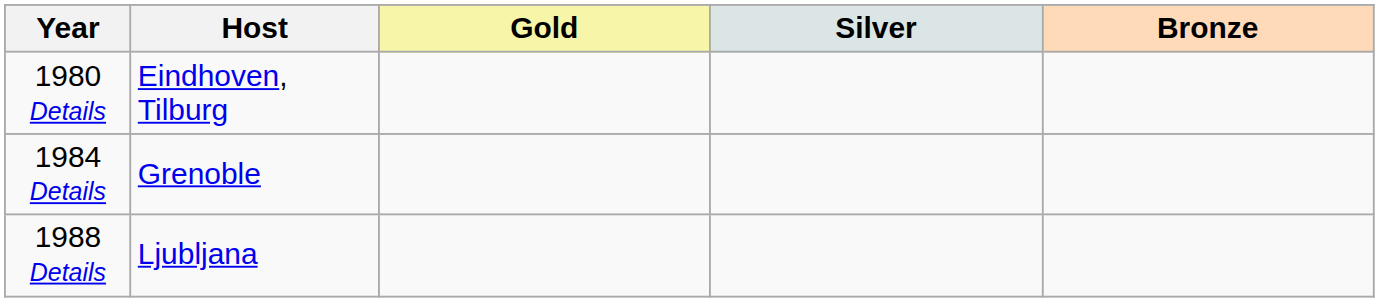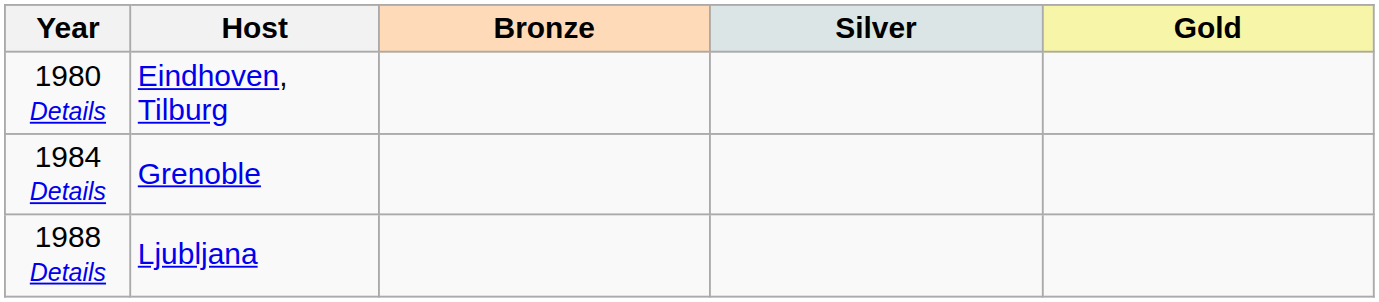columns swapped: (544, 28) <-> (1208, 28)
